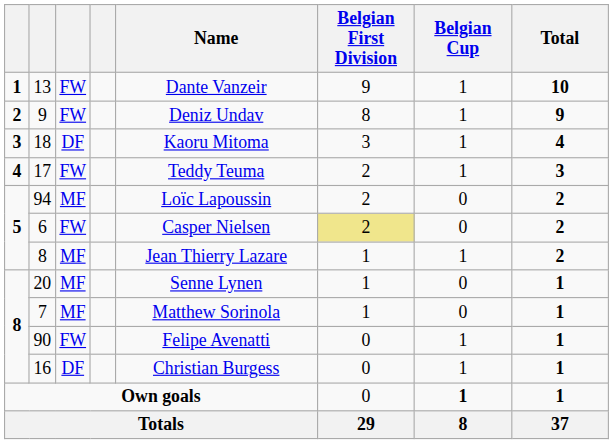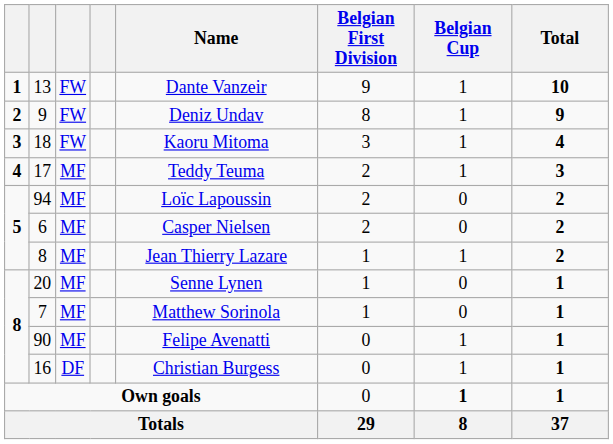(73, 143) DF -> (73, 143) FW
(73, 171) FW -> (73, 171) MF
(73, 227) FW -> (73, 227) MF
(366, 227) khaki background -> (366, 227) no background
(73, 340) FW -> (73, 340) MF
